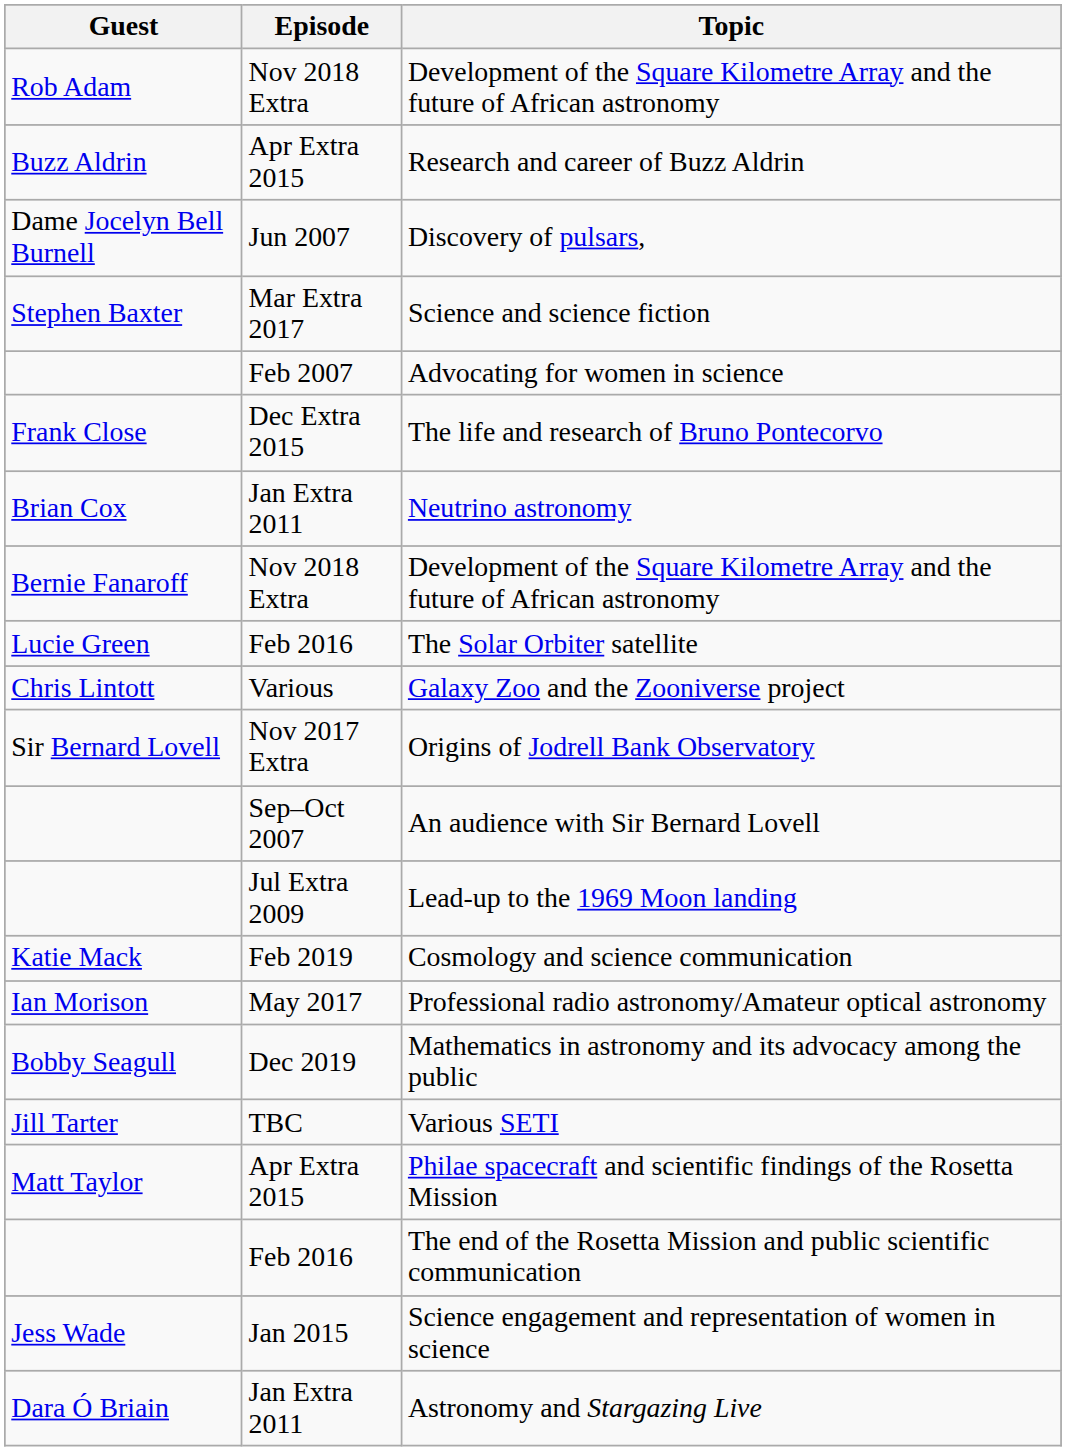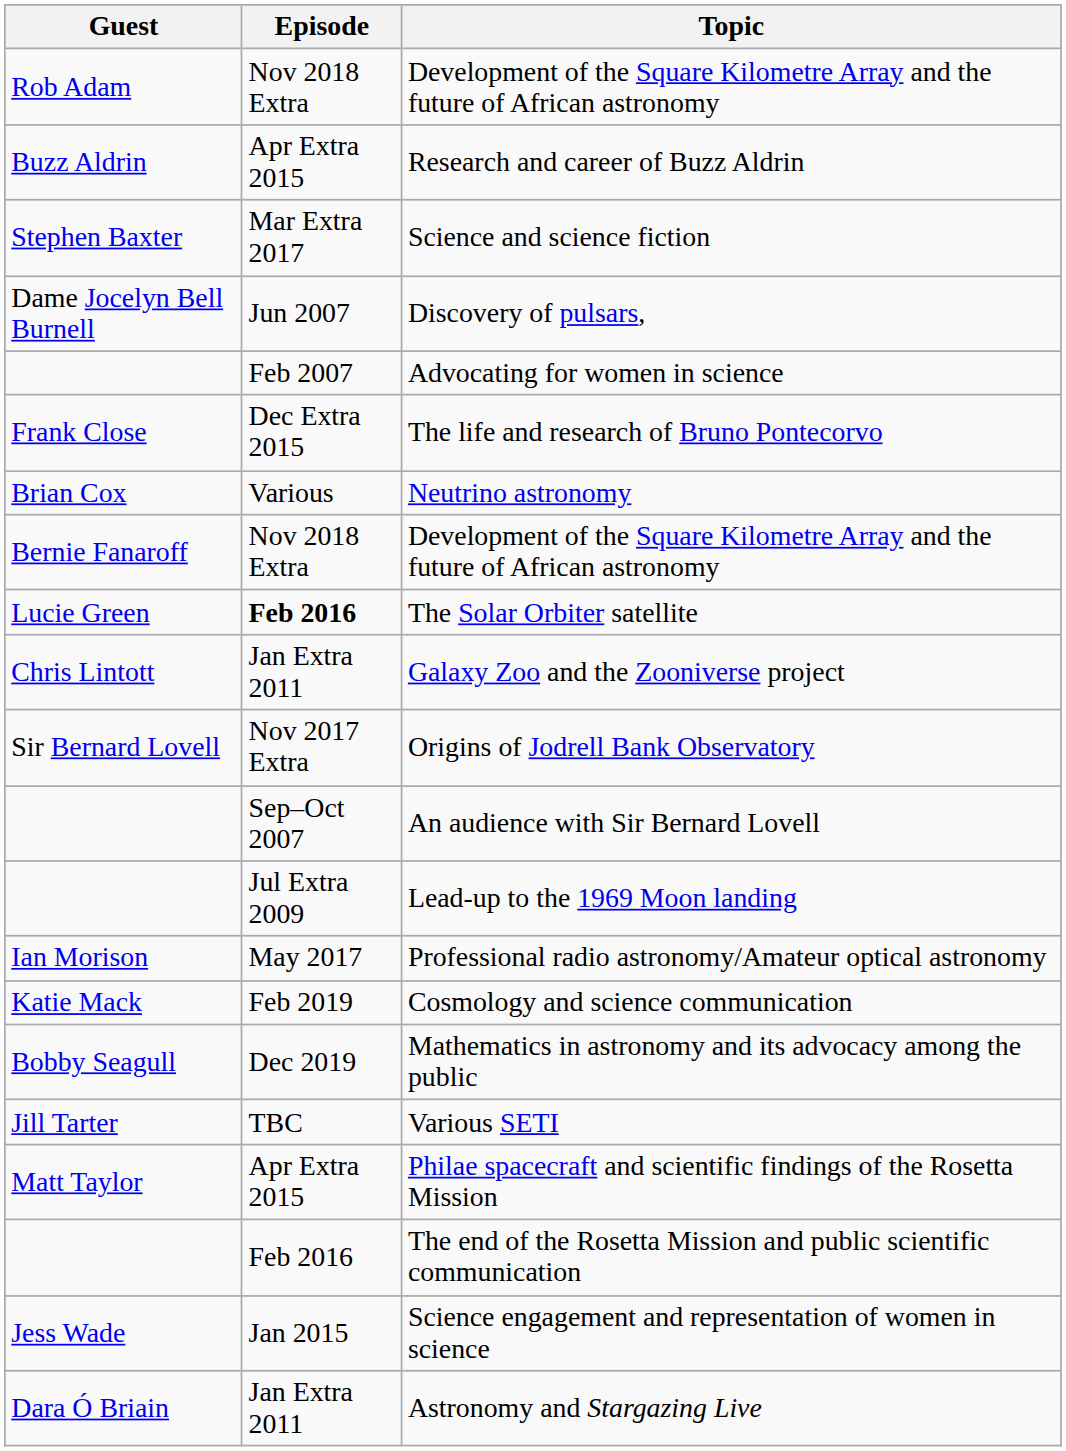rows swapped: (97, 312) <-> (117, 237)
(301, 507) Jan Extra 2011 -> (291, 492) Various
(301, 643) normal -> (302, 611) bold
(291, 687) Various -> (301, 671) Jan Extra 2011
rows swapped: (77, 957) <-> (80, 1002)
